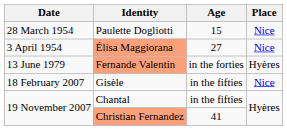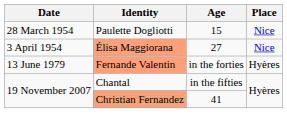- row: (110, 82)
